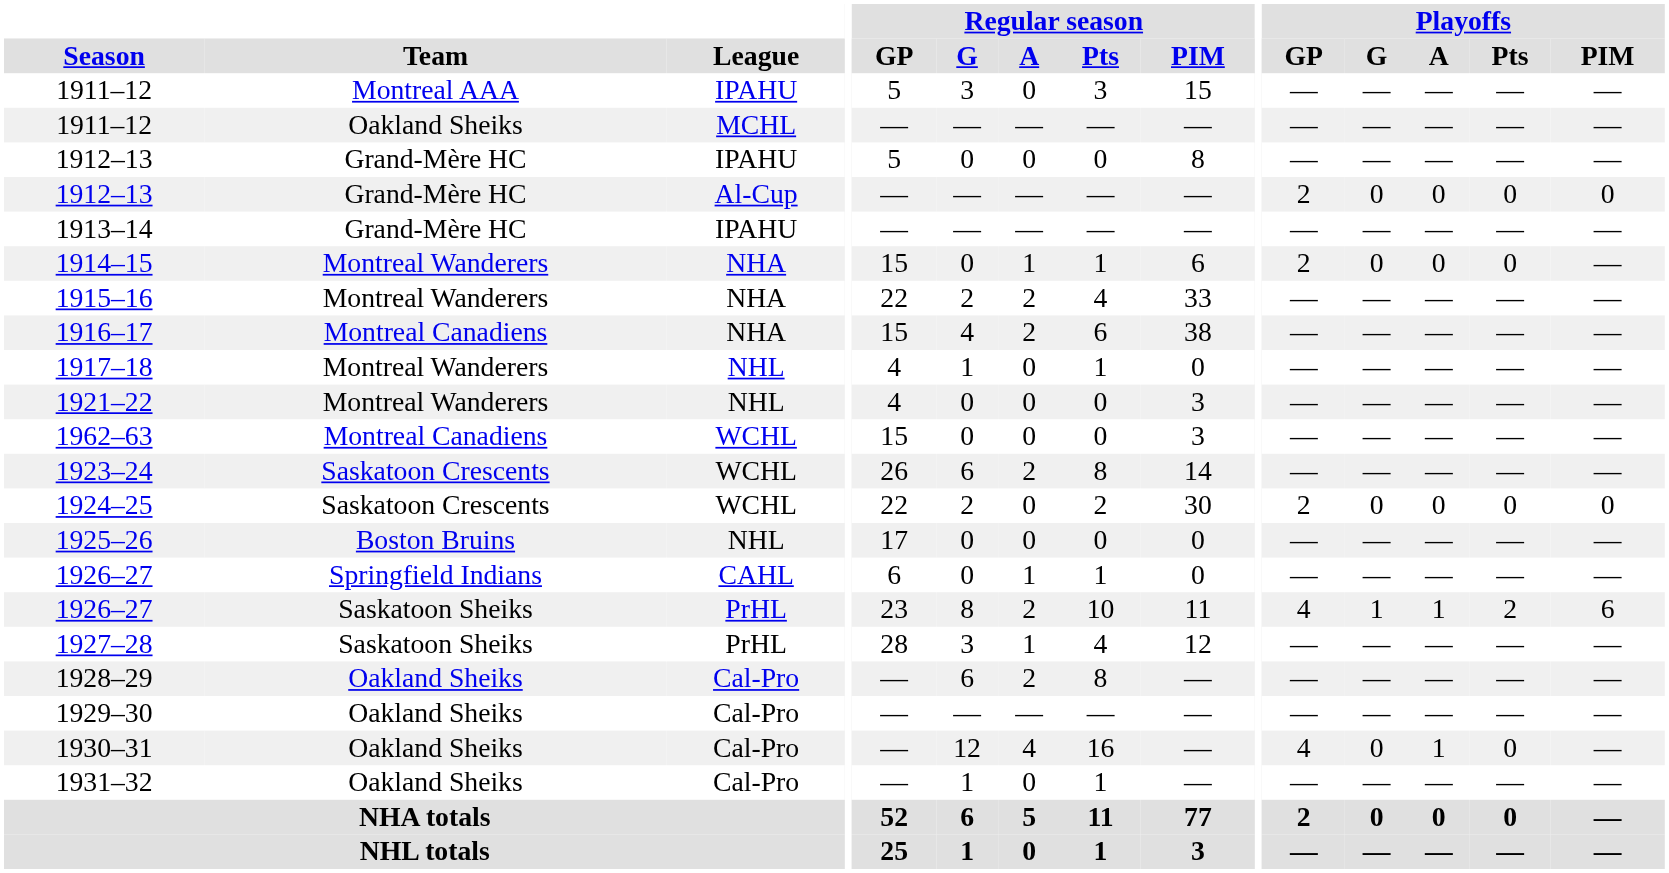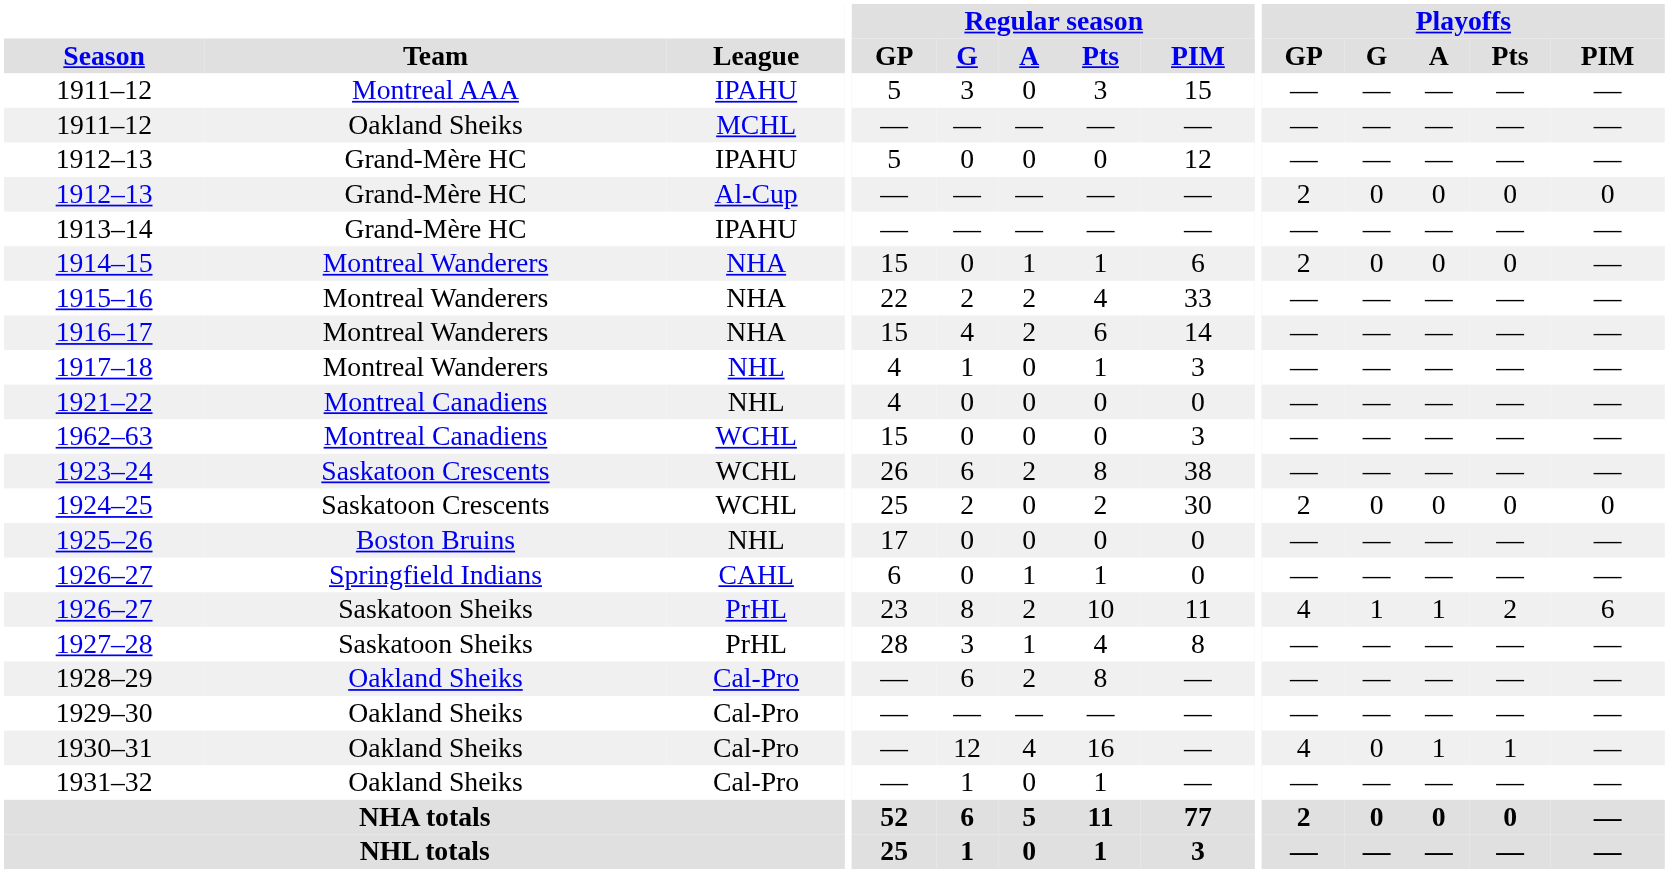(1198, 159) 8 -> (1198, 159) 12
(435, 332) Montreal Canadiens -> (435, 332) Montreal Wanderers
(1198, 332) 38 -> (1198, 332) 14
(1198, 366) 0 -> (1198, 366) 3
(435, 401) Montreal Wanderers -> (435, 401) Montreal Canadiens
(1198, 401) 3 -> (1198, 401) 0
(1198, 470) 14 -> (1198, 470) 38
(894, 505) 22 -> (894, 505) 25
(1198, 643) 12 -> (1198, 643) 8
(1510, 747) 0 -> (1510, 747) 1
